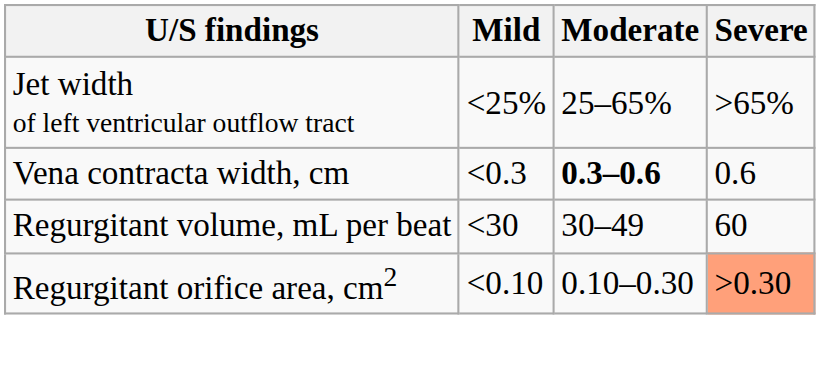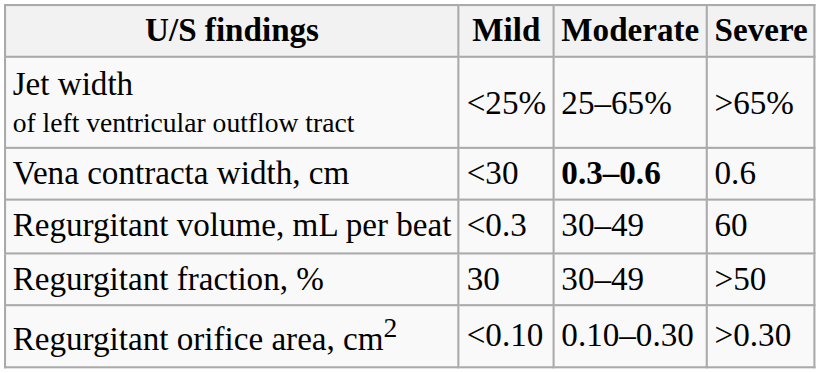(497, 173) <0.3 -> (493, 173) <30
(493, 225) <30 -> (497, 225) <0.3
+ row: (168, 278)
(753, 282) lightsalmon background -> (753, 335) no background
